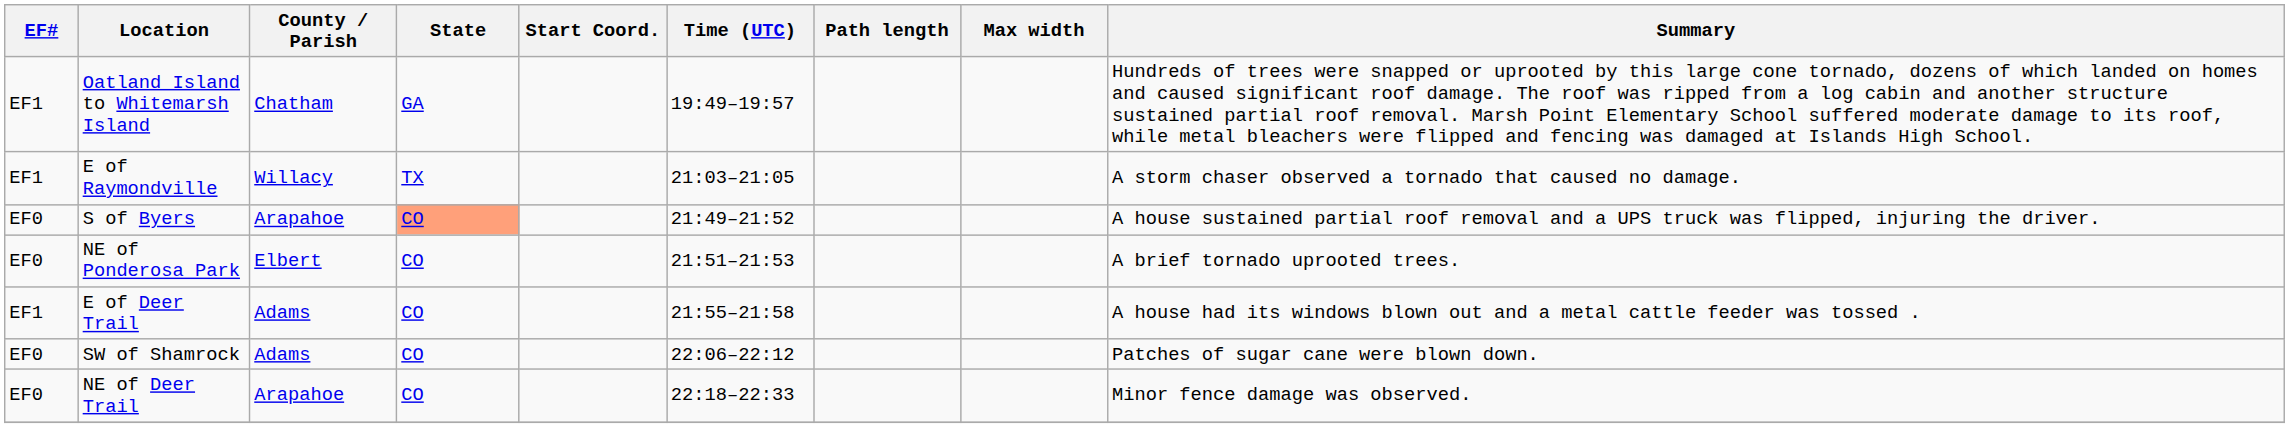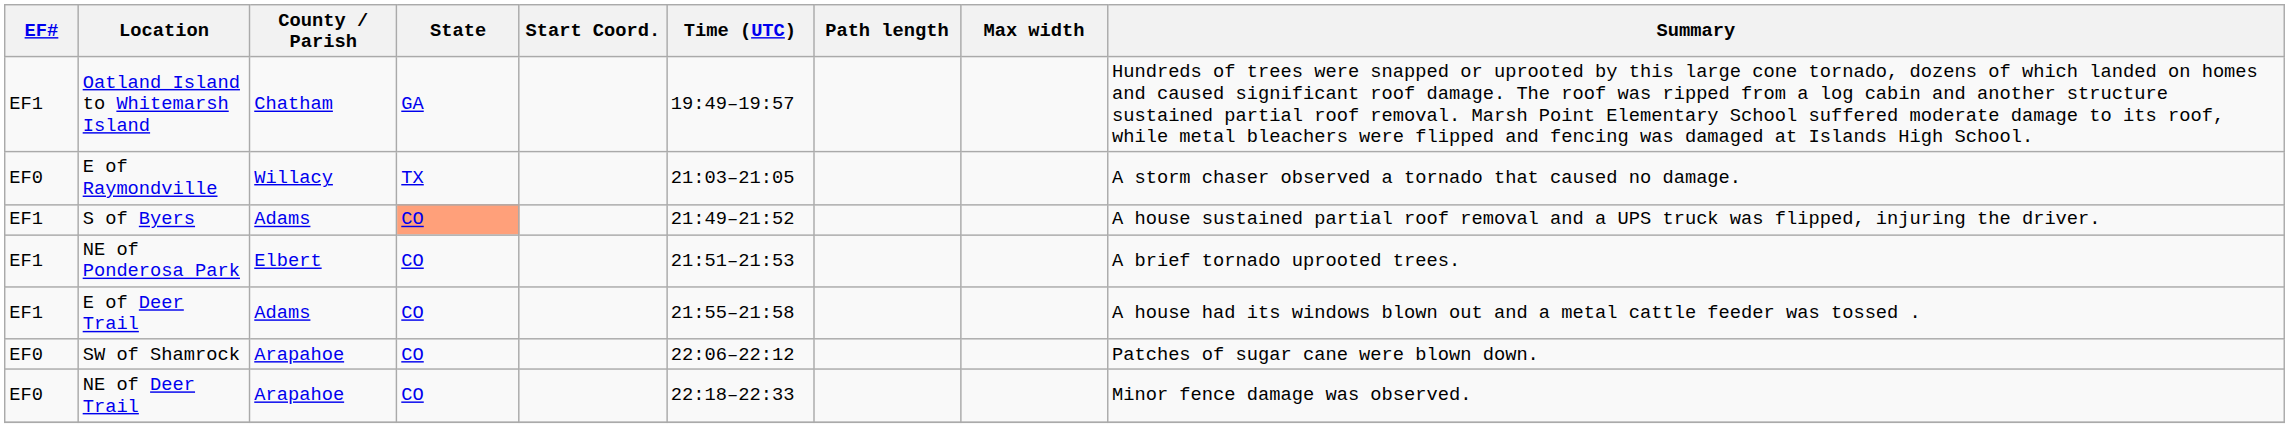(26, 178) EF1 -> (26, 178) EF0
(26, 220) EF0 -> (26, 220) EF1
(299, 220) Arapahoe -> (282, 220) Adams
(26, 261) EF0 -> (26, 261) EF1
(282, 354) Adams -> (299, 354) Arapahoe
